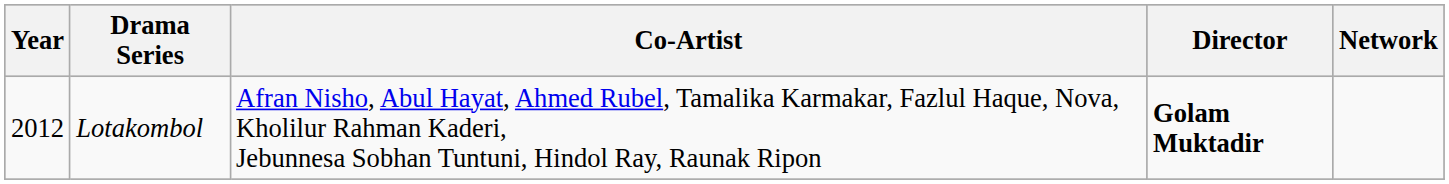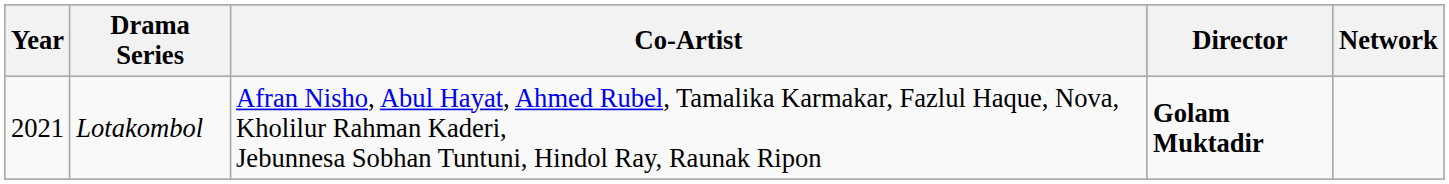(38, 127) 2012 -> (38, 127) 2021
